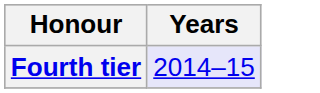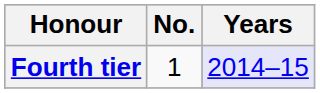+ column: (174, 25)
